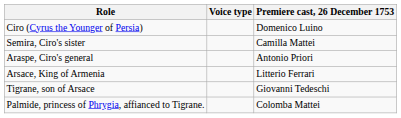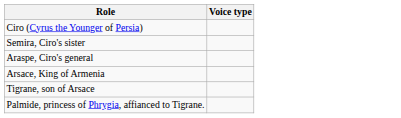- column: (325, 12)
